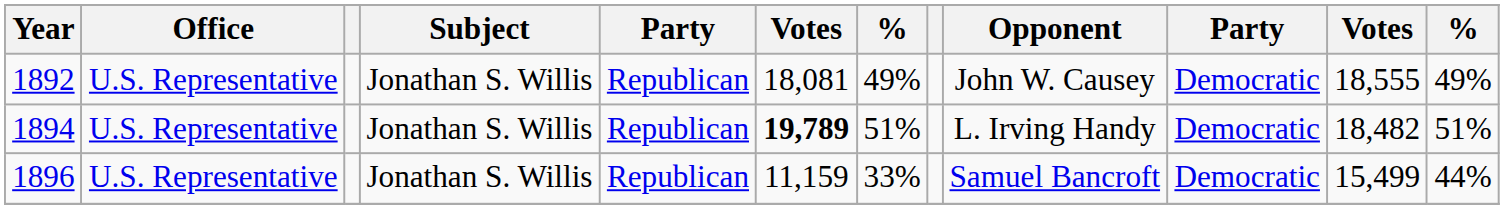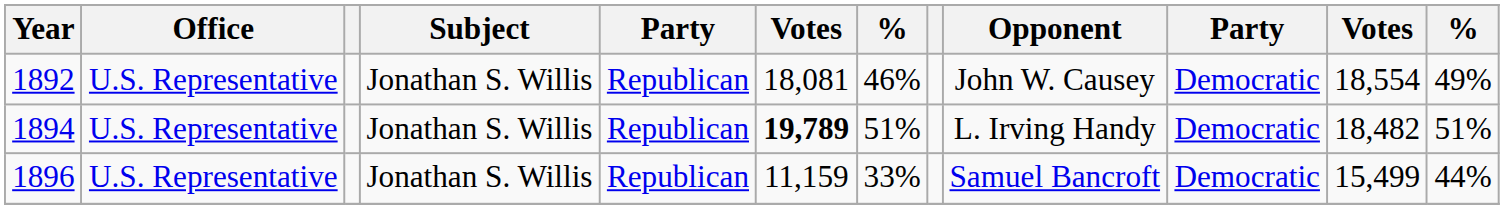(892, 78) 49% -> (892, 78) 46%
(1377, 78) 18,555 -> (1377, 78) 18,554
